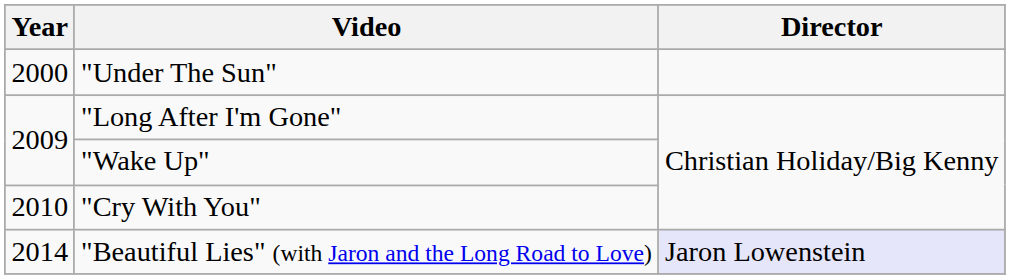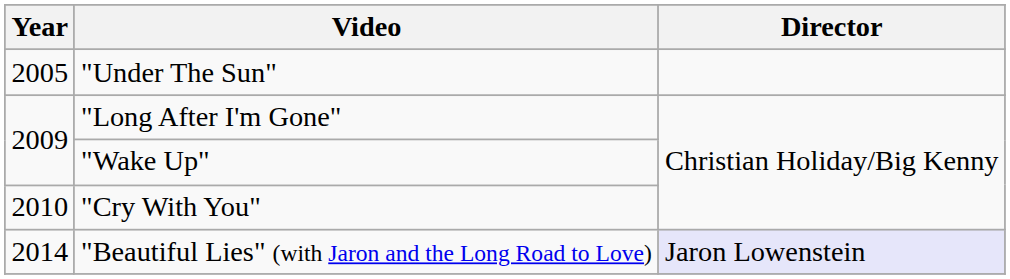(40, 71) 2000 -> (40, 71) 2005
